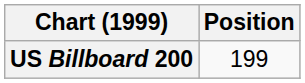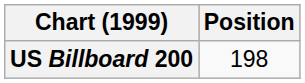(249, 59) 199 -> (249, 59) 198
